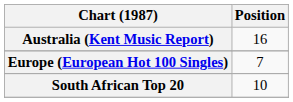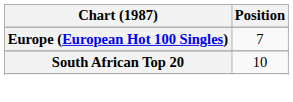- row: (118, 39)
